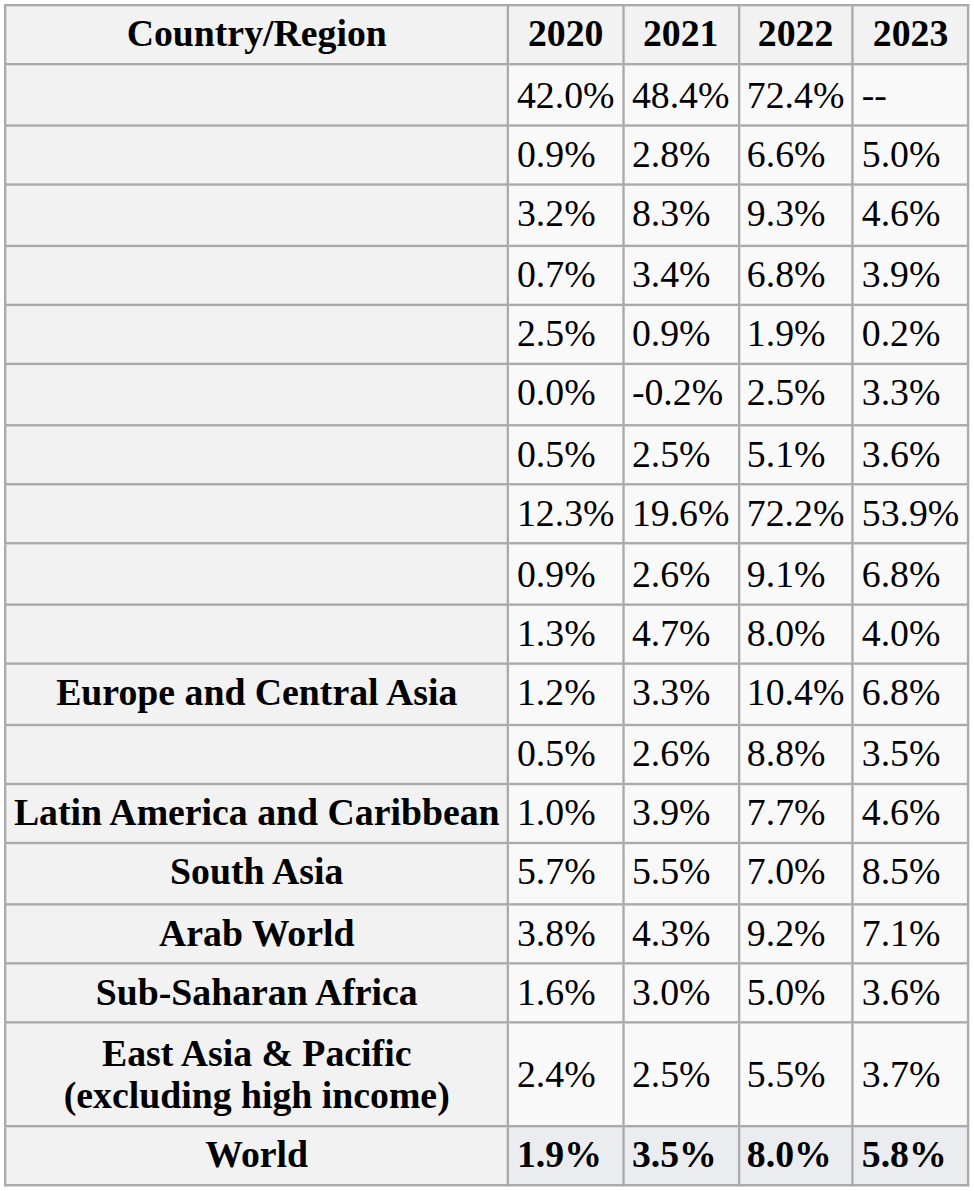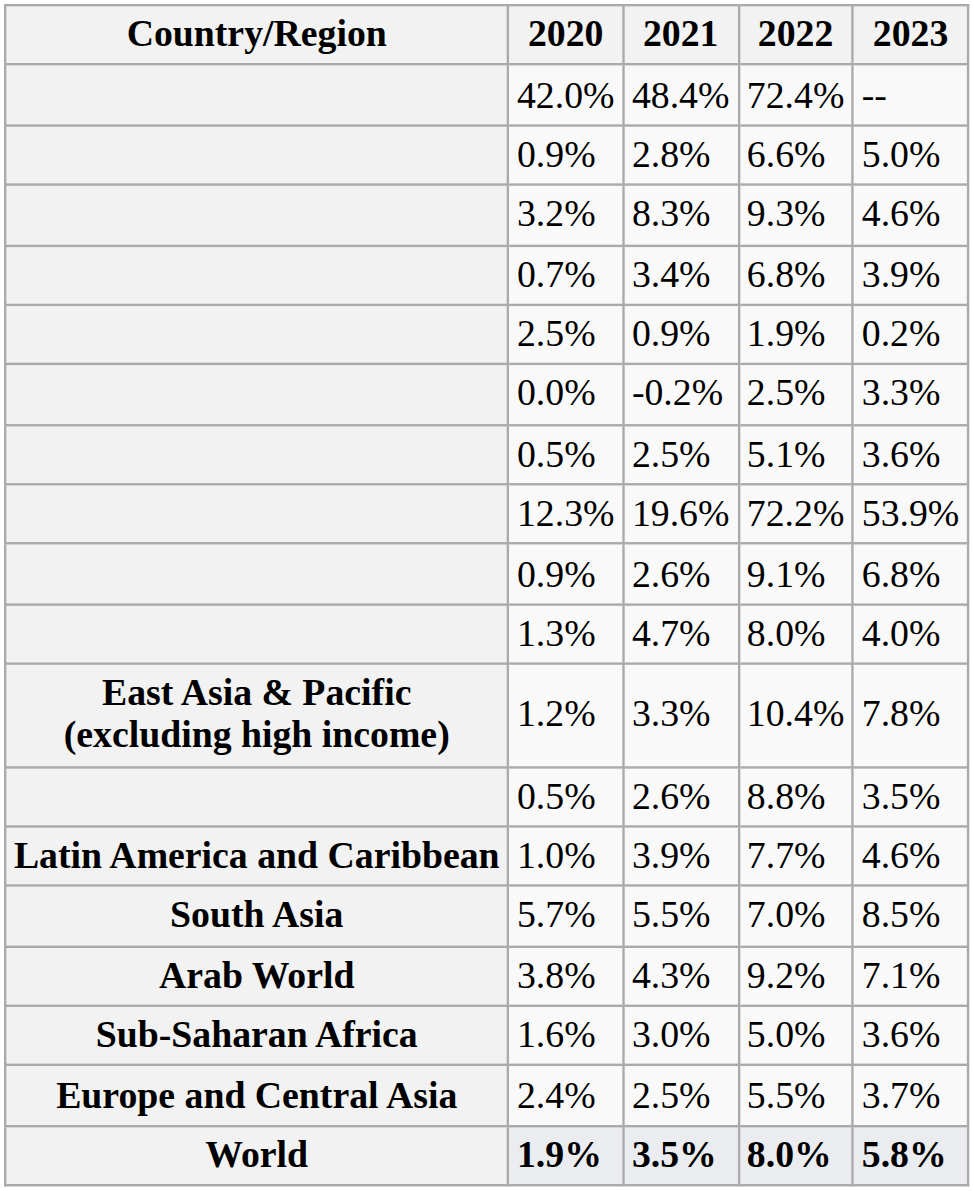(257, 693) Europe and Central Asia -> (257, 714) East Asia & Pacific (excluding high income)
(901, 693) 6.8% -> (901, 714) 7.8%
(257, 1073) East Asia & Pacific (excluding high income) -> (257, 1094) Europe and Central Asia
